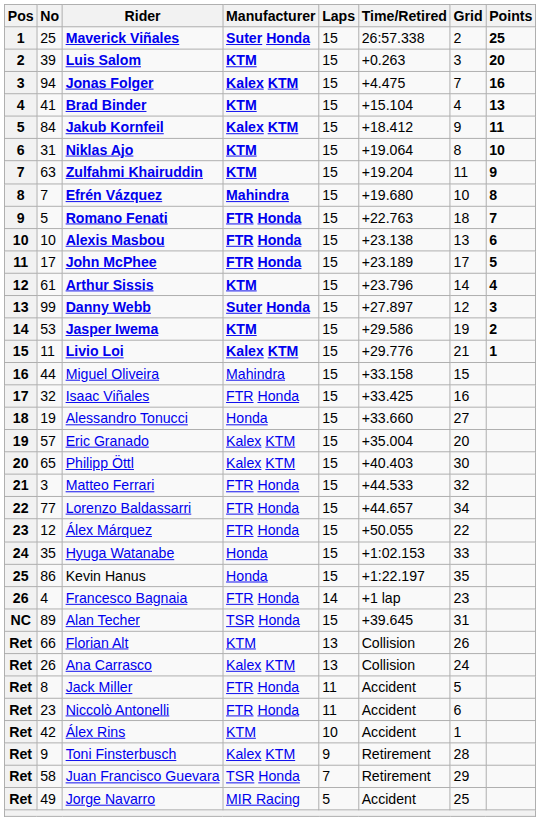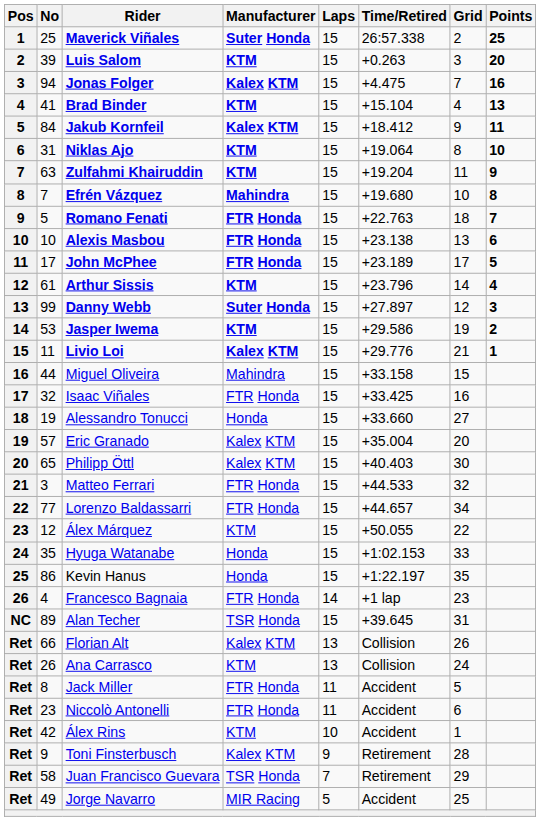(263, 531) FTR Honda -> (241, 531) KTM
(241, 642) KTM -> (261, 642) Kalex KTM
(261, 665) Kalex KTM -> (241, 665) KTM
